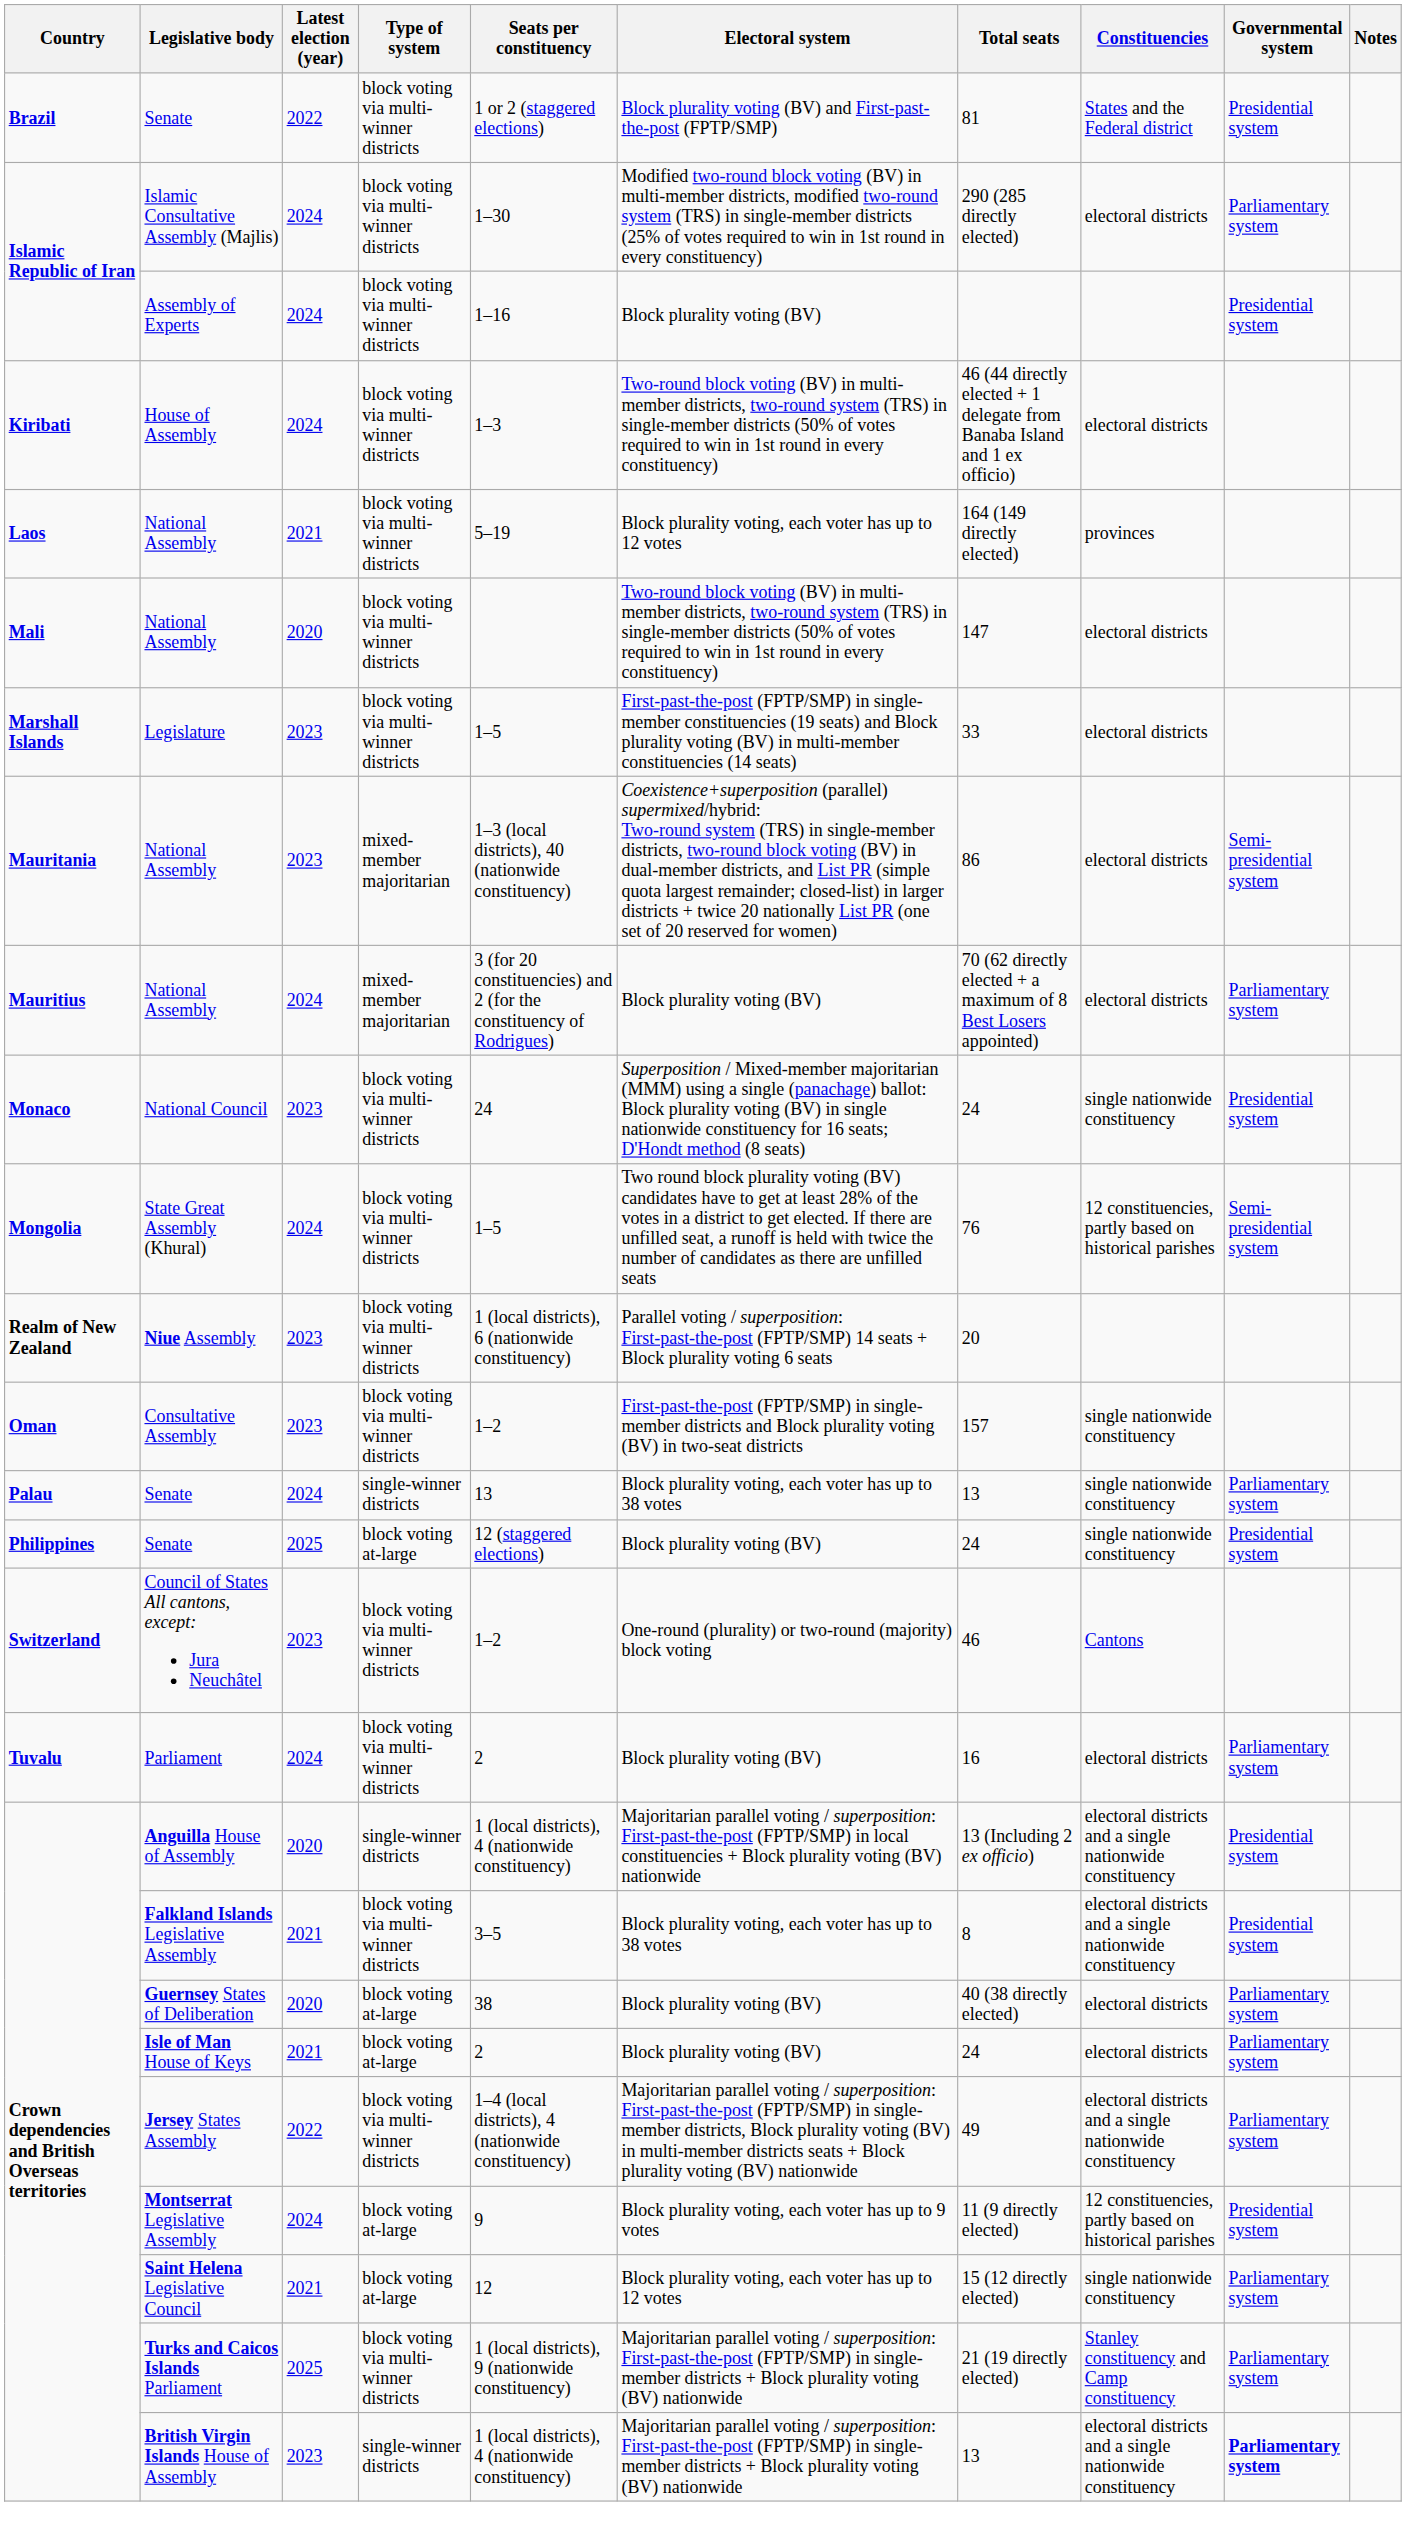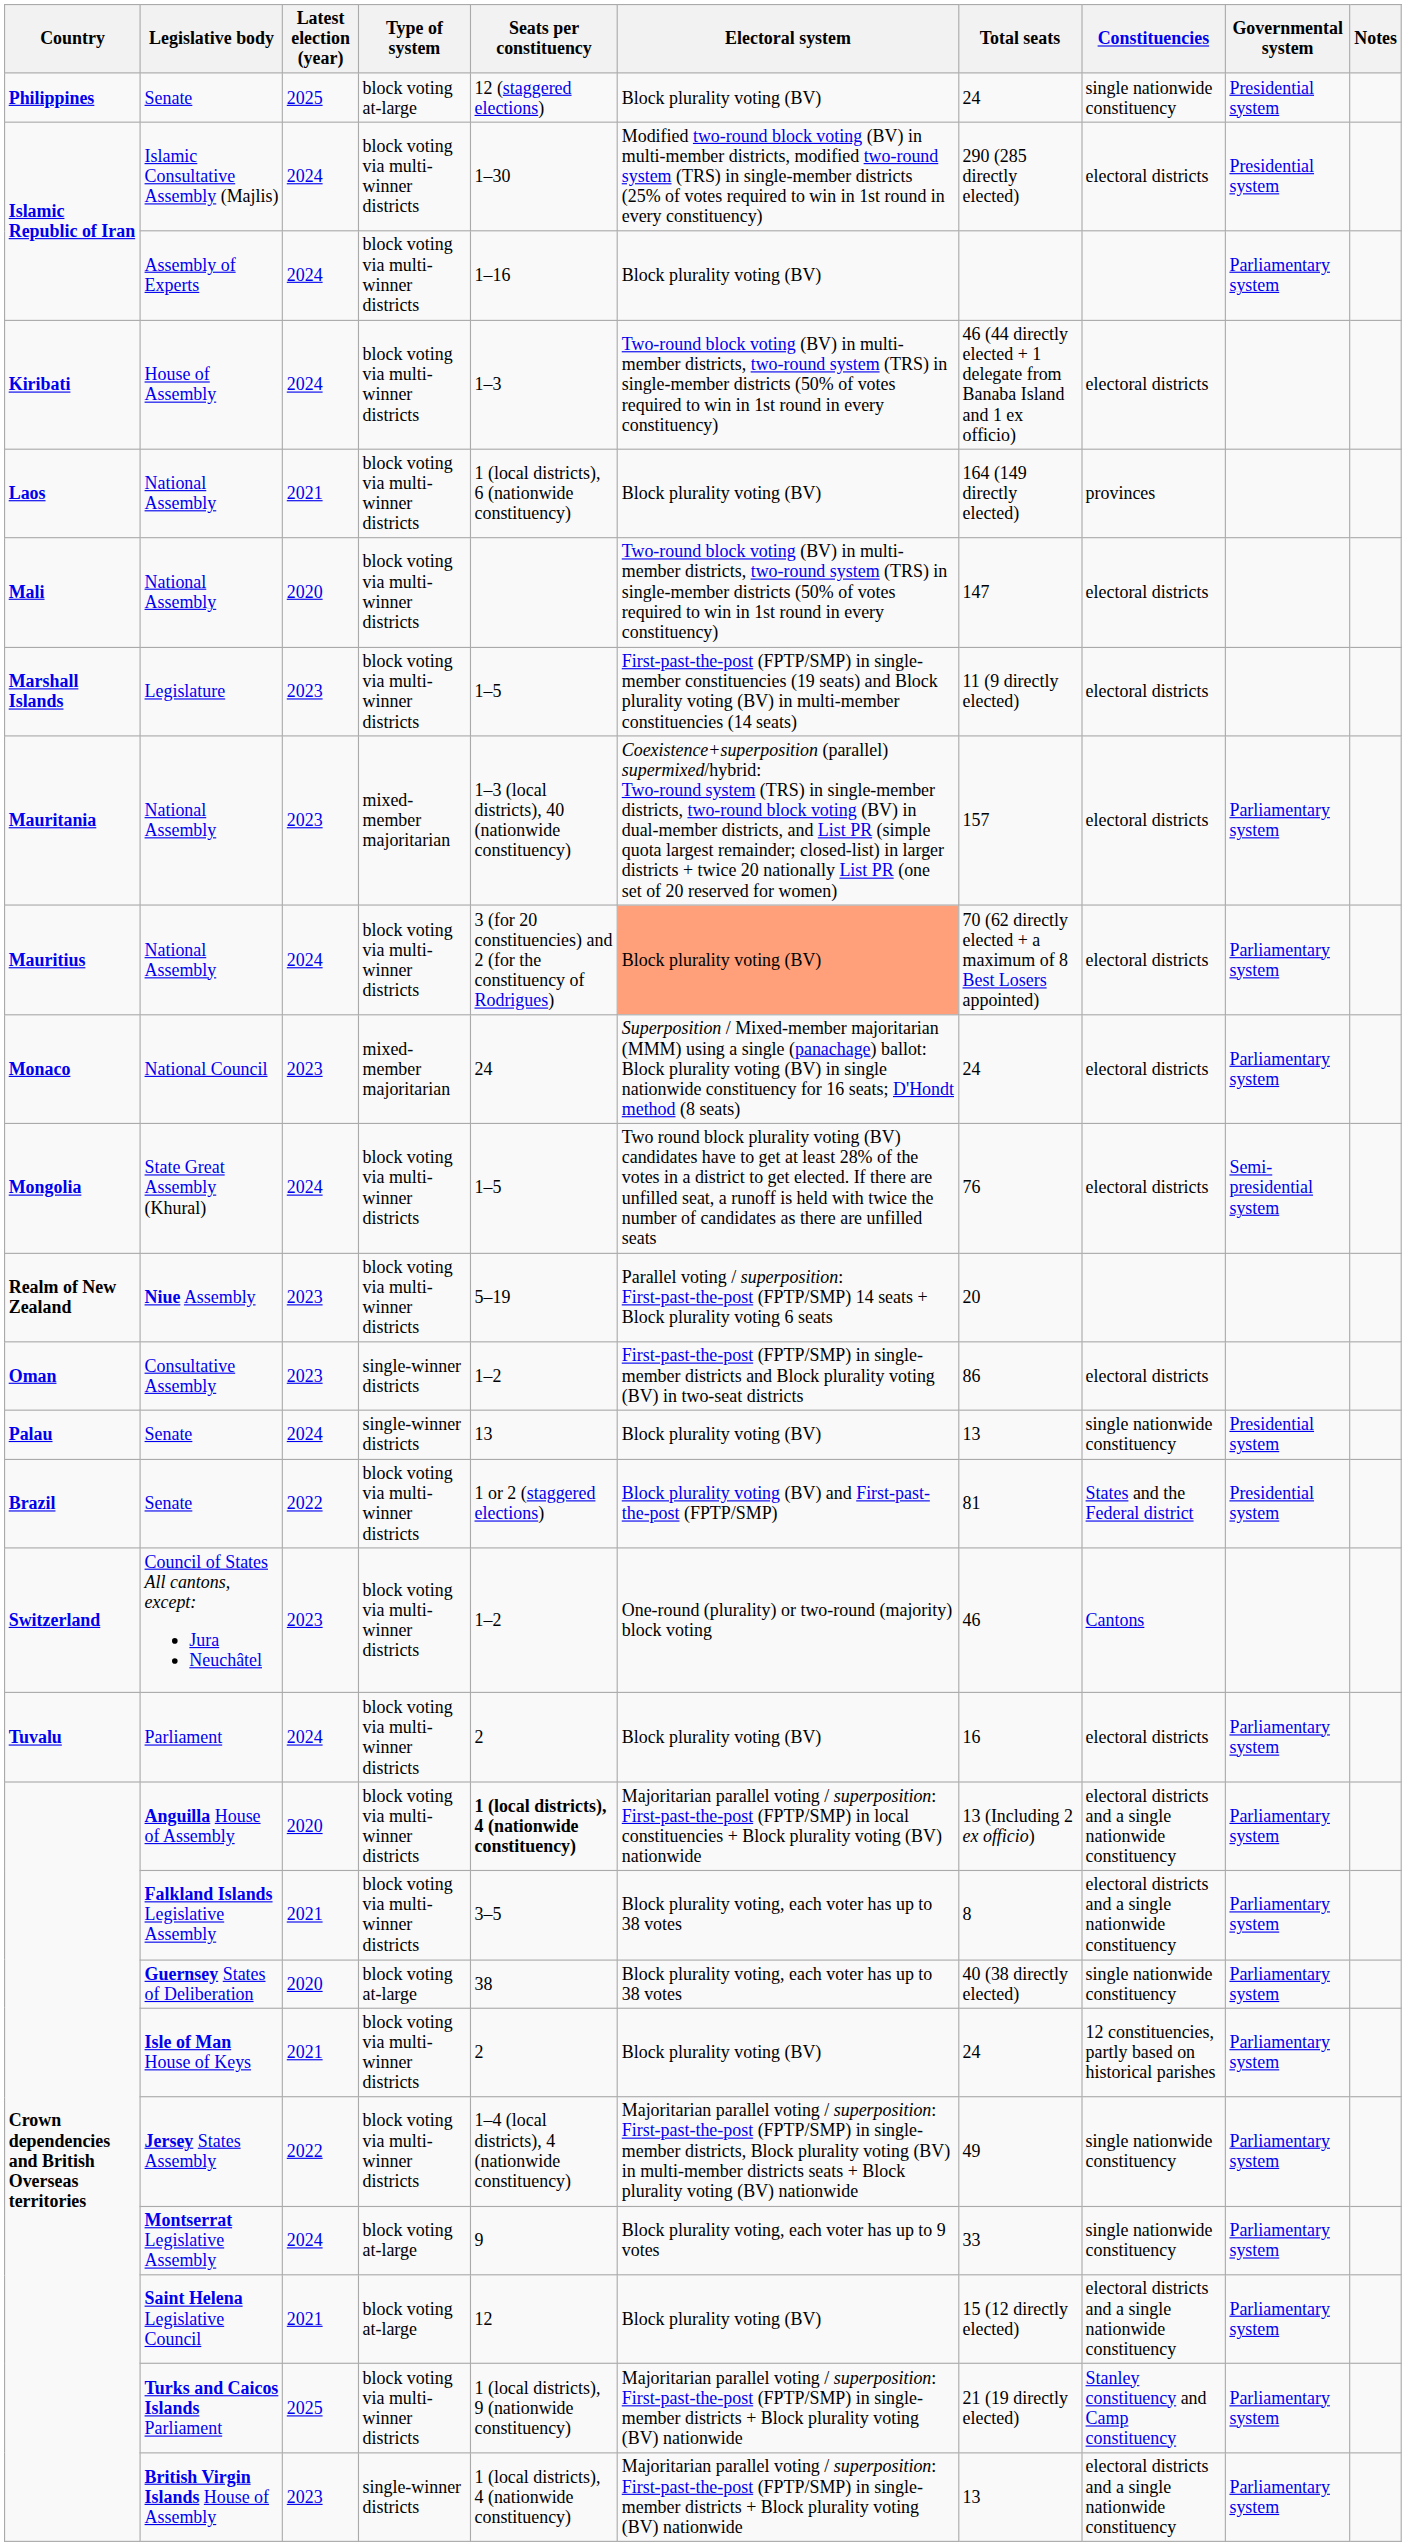rows swapped: (32, 117) <-> (52, 1543)
(1279, 216) Parliamentary system -> (1272, 176) Presidential system
(1271, 315) Presidential system -> (1280, 275) Parliamentary system
(492, 533) 5–19 -> (537, 493) 1 (local districts), 6 (nationwide constituency)
(777, 533) Block plurality voting, each voter has up to 12 votes -> (722, 493) Block plurality voting (BV)
(971, 731) 33 -> (1010, 691) 11 (9 directly elected)
(971, 860) 86 -> (976, 820) 157
(1270, 860) Semi-presidential system -> (1280, 820) Parliamentary system
(406, 1000) mixed-member majoritarian -> (408, 959) block voting via multi-winner districts
(721, 1000) no background -> (722, 959) lightsalmon background
(407, 1109) block voting via multi-winner districts -> (406, 1068) mixed-member majoritarian
(1148, 1109) single nationwide constituency -> (1147, 1068) electoral districts
(1271, 1109) Presidential system -> (1280, 1068) Parliamentary system
(1150, 1228) 12 constituencies, partly based on historical parishes -> (1147, 1188) electoral districts
(537, 1337) 1 (local districts), 6 (nationwide constituency) -> (492, 1297) 5–19
(407, 1426) block voting via multi-winner districts -> (412, 1376) single-winner districts
(975, 1426) 157 -> (971, 1376) 86
(1148, 1426) single nationwide constituency -> (1147, 1376) electoral districts
(777, 1495) Block plurality voting, each voter has up to 38 votes -> (722, 1434) Block plurality voting (BV)
(1279, 1495) Parliamentary system -> (1272, 1434) Presidential system
(412, 1846) single-winner districts -> (408, 1826) block voting via multi-winner districts
(537, 1846) normal -> (540, 1826) bold
(1271, 1846) Presidential system -> (1280, 1826) Parliamentary system
(1271, 1935) Presidential system -> (1280, 1915) Parliamentary system
(721, 2003) Block plurality voting (BV) -> (777, 1983) Block plurality voting, each voter has up to 38 votes
(1146, 2003) electoral districts -> (1149, 1983) single nationwide constituency
(407, 2052) block voting at-large -> (408, 2052) block voting via multi-winner districts
(1146, 2052) electoral districts -> (1151, 2052) 12 constituencies, partly based on historical parishes
(1146, 2131) electoral districts and a single nationwide constituency -> (1149, 2151) single nationwide constituency
(1010, 2220) 11 (9 directly elected) -> (971, 2240) 33
(1150, 2220) 12 constituencies, partly based on historical parishes -> (1149, 2240) single nationwide constituency
(1271, 2220) Presidential system -> (1280, 2240) Parliamentary system
(777, 2288) Block plurality voting, each voter has up to 12 votes -> (722, 2319) Block plurality voting (BV)
(1148, 2288) single nationwide constituency -> (1147, 2319) electoral districts and a single nationwide constituency
(1284, 2456) bold -> (1280, 2496) normal
